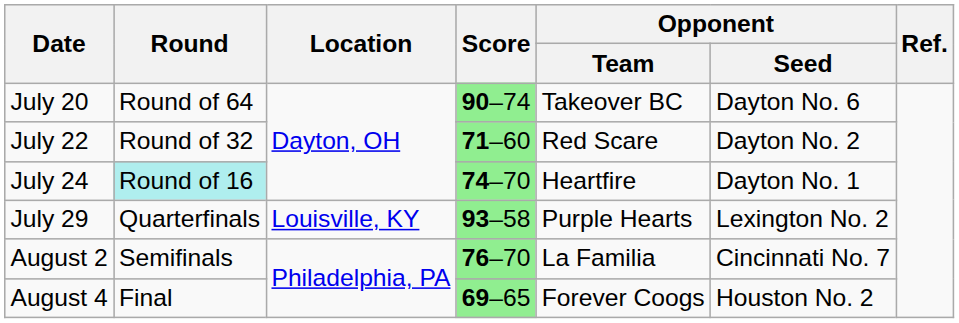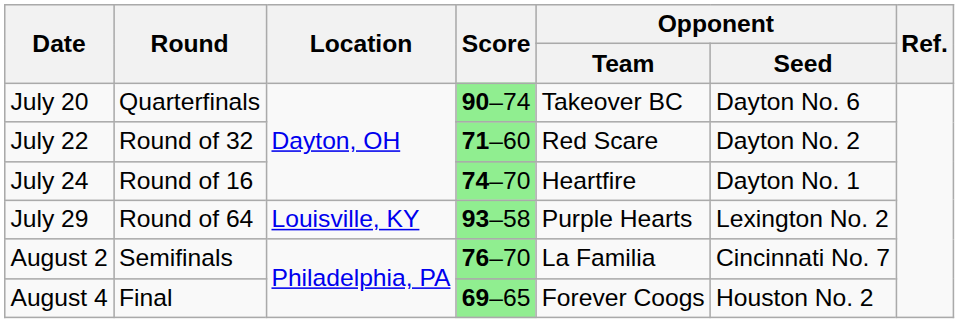(186, 102) Round of 64 -> (190, 102) Quarterfinals
(186, 180) paleturquoise background -> (186, 180) no background
(190, 219) Quarterfinals -> (186, 219) Round of 64
